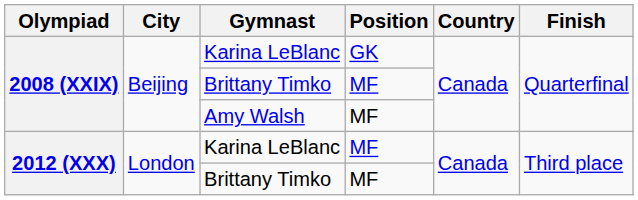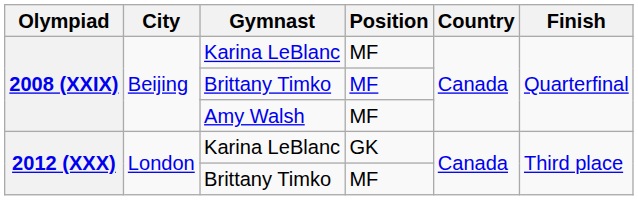(364, 52) GK -> (364, 52) MF
(364, 148) MF -> (364, 148) GK
